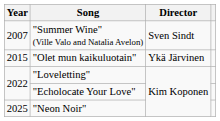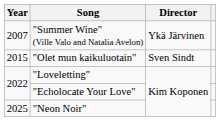(171, 35) Sven Sindt -> (176, 35) Ykä Järvinen
(176, 58) Ykä Järvinen -> (171, 58) Sven Sindt
